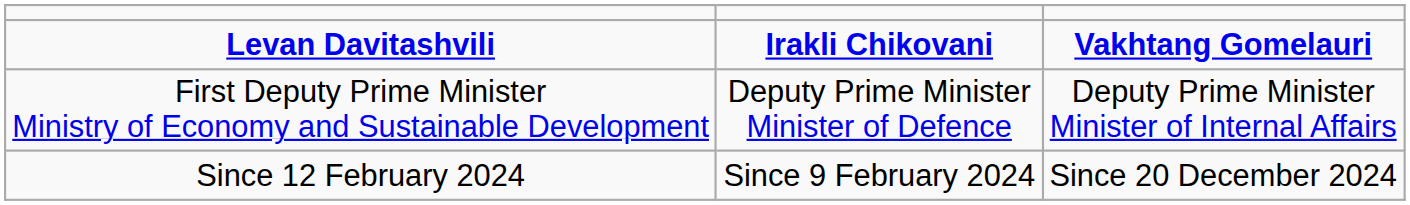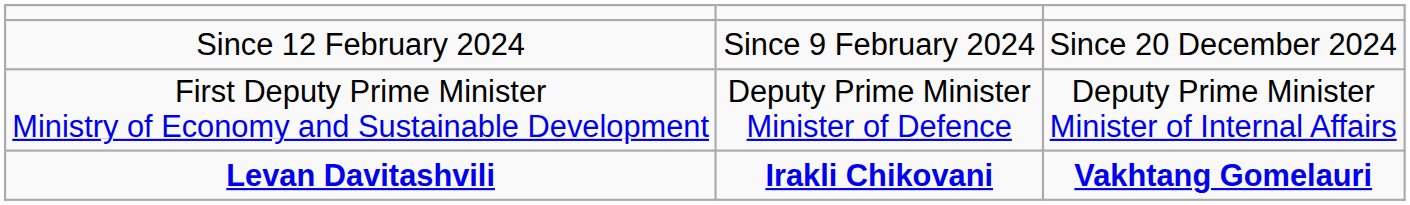rows swapped: (361, 44) <-> (361, 176)
